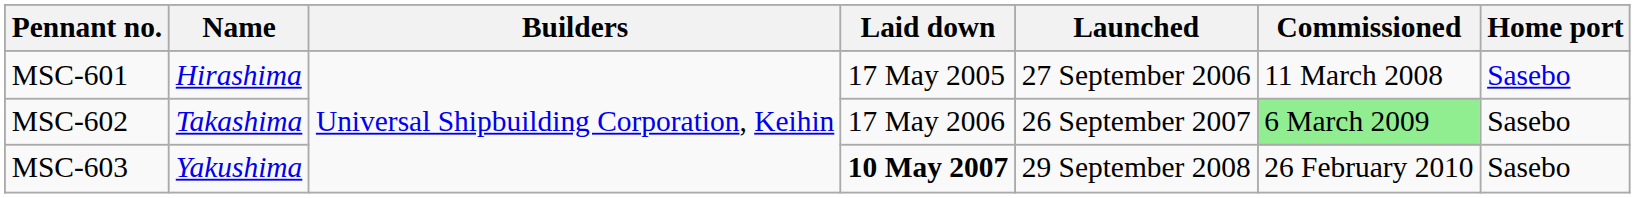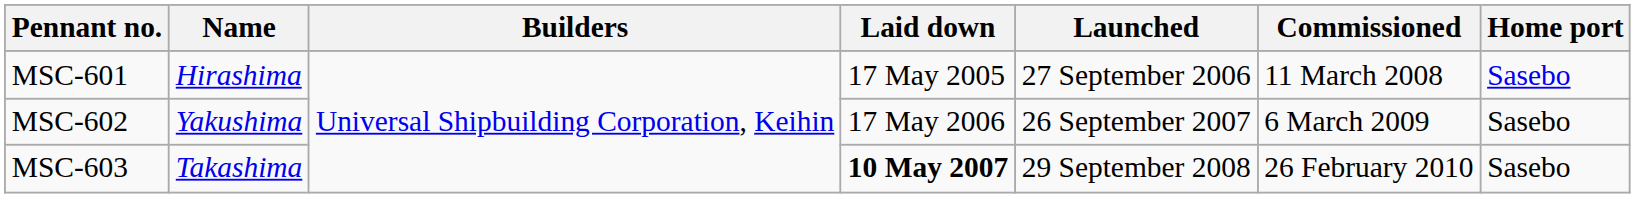(239, 121) Takashima -> (239, 121) Yakushima
(1347, 121) lightgreen background -> (1347, 121) no background
(239, 167) Yakushima -> (239, 167) Takashima
